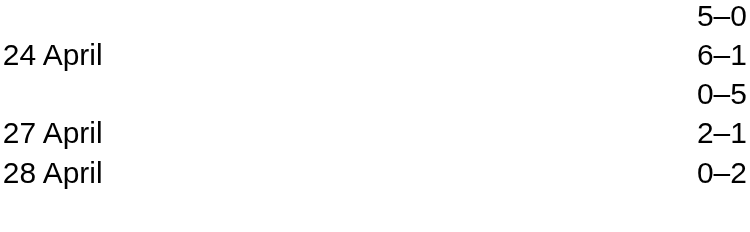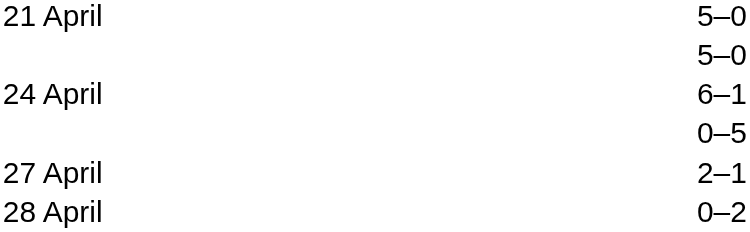+ row: (53, 15)
